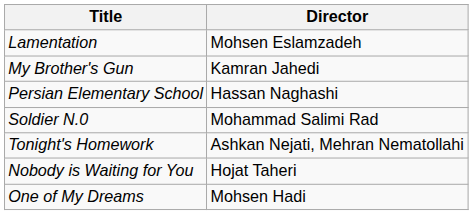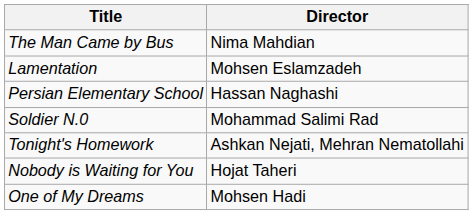+ row: (91, 42)
- row: (71, 68)
